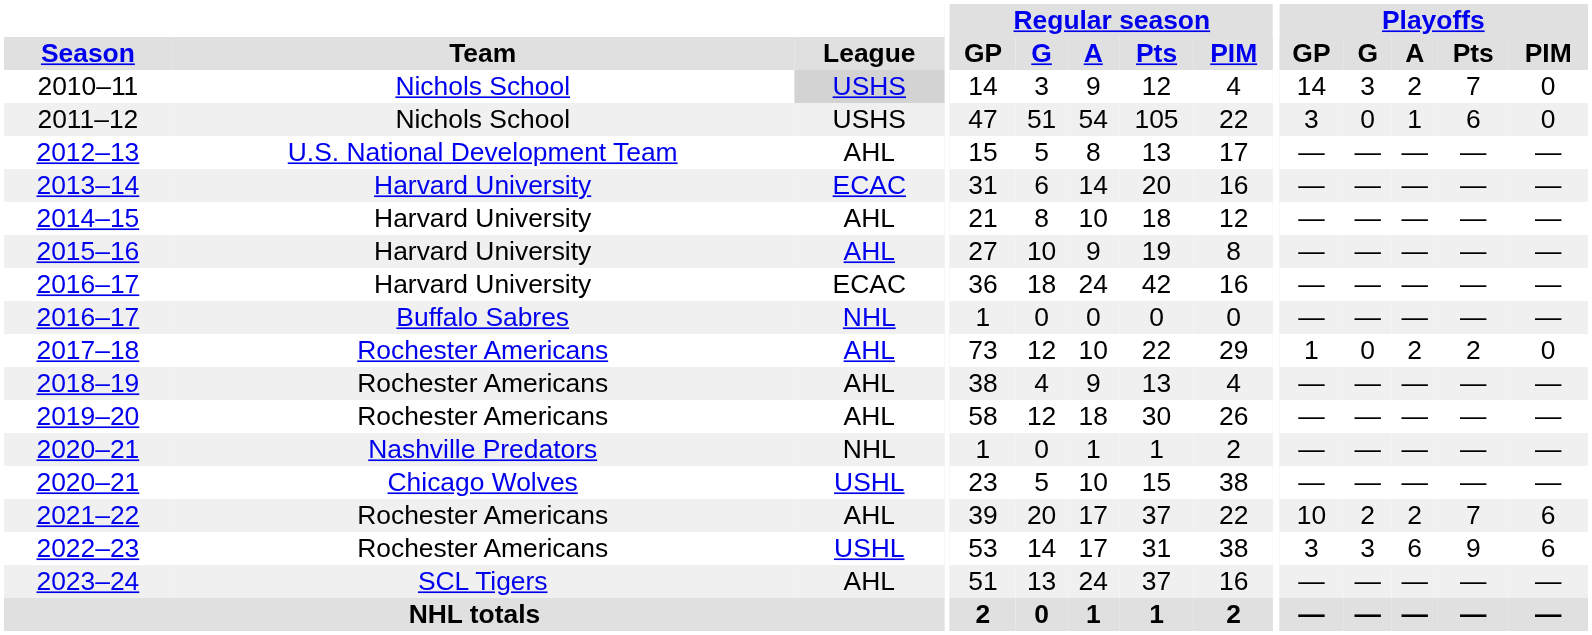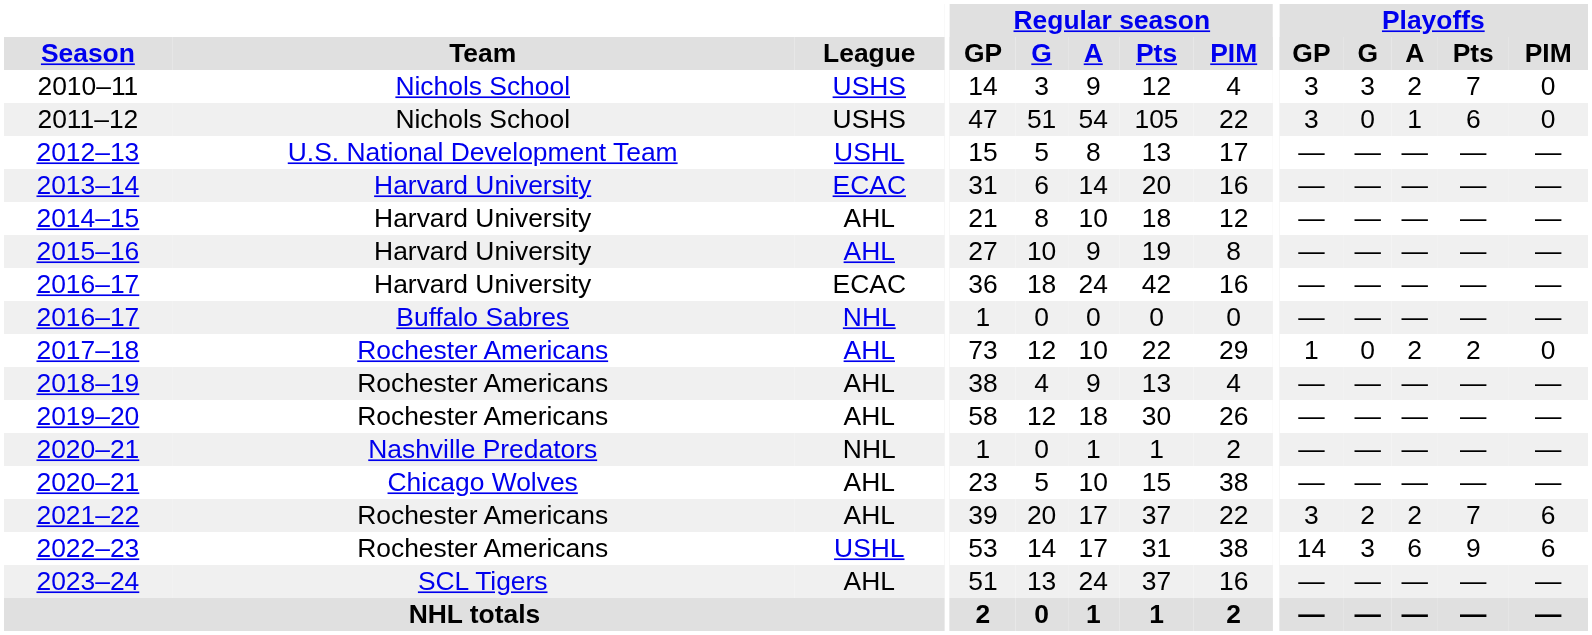(869, 86) lightgrey background -> (869, 86) no background
(1311, 86) 14 -> (1311, 86) 3
(869, 152) AHL -> (869, 152) USHL
(869, 482) USHL -> (869, 482) AHL
(1311, 515) 10 -> (1311, 515) 3
(1311, 548) 3 -> (1311, 548) 14
